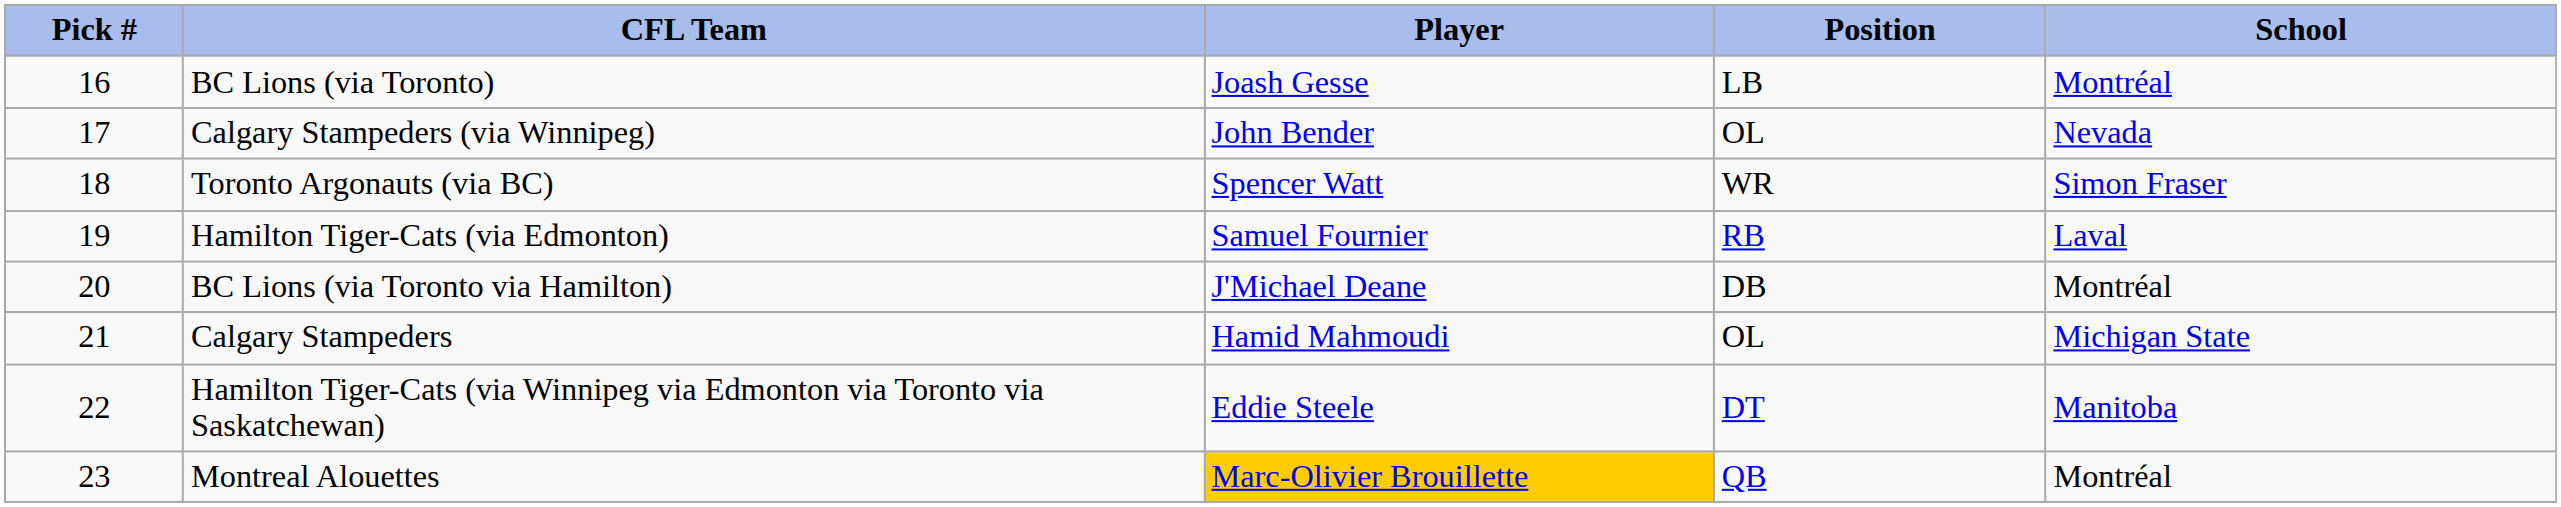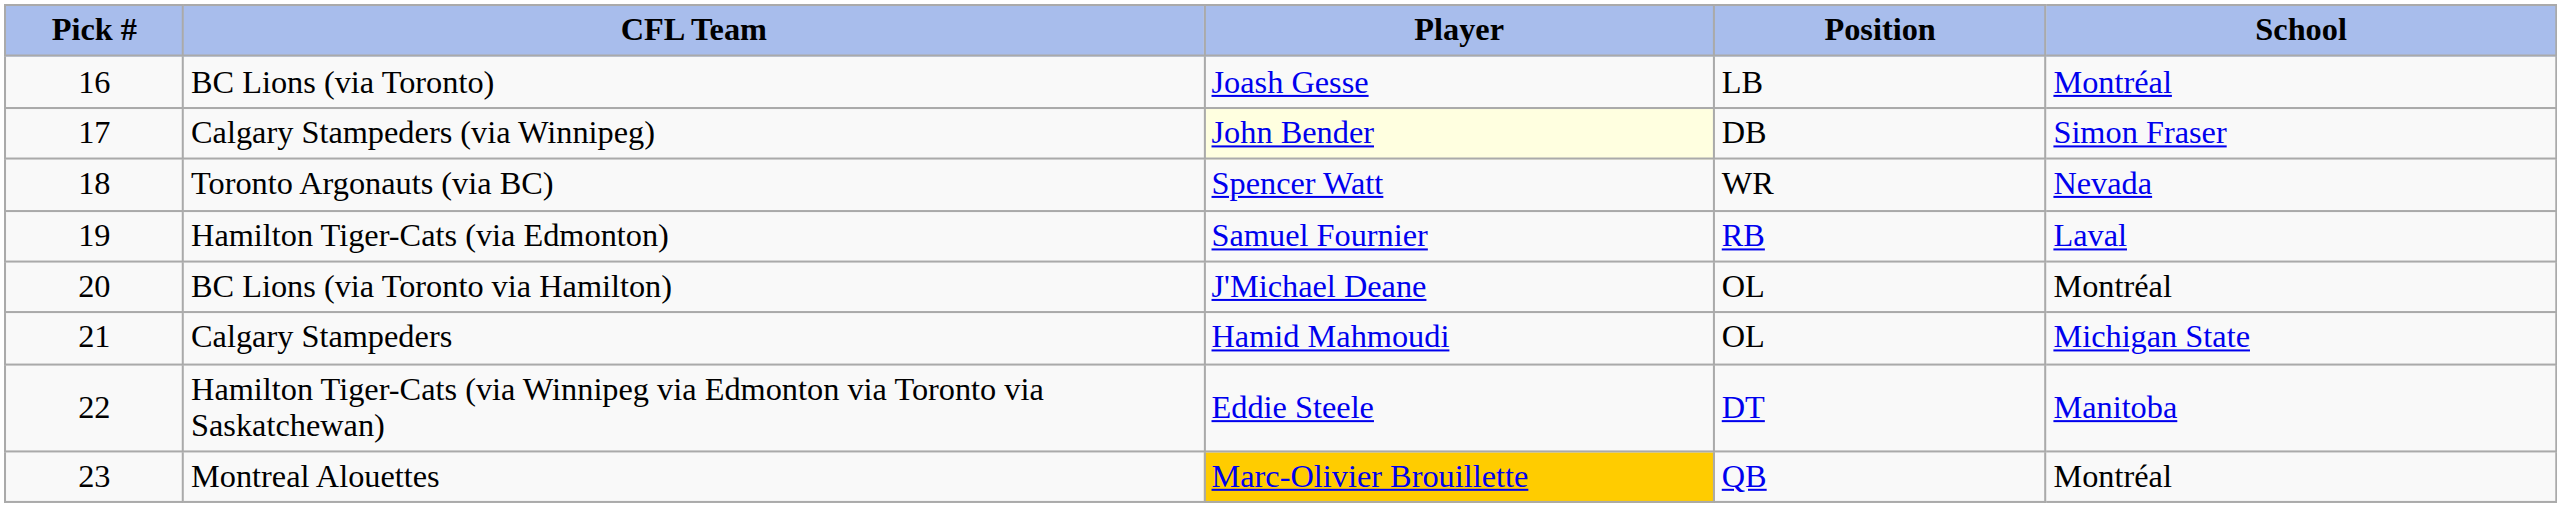(1293, 132) no background -> (1293, 132) lightyellow background
(1743, 132) OL -> (1744, 132) DB
(2103, 132) Nevada -> (2140, 132) Simon Fraser
(2140, 183) Simon Fraser -> (2103, 183) Nevada
(1744, 286) DB -> (1743, 286) OL
